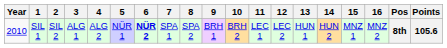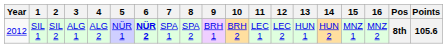(17, 30) 2010 -> (17, 30) 2012
